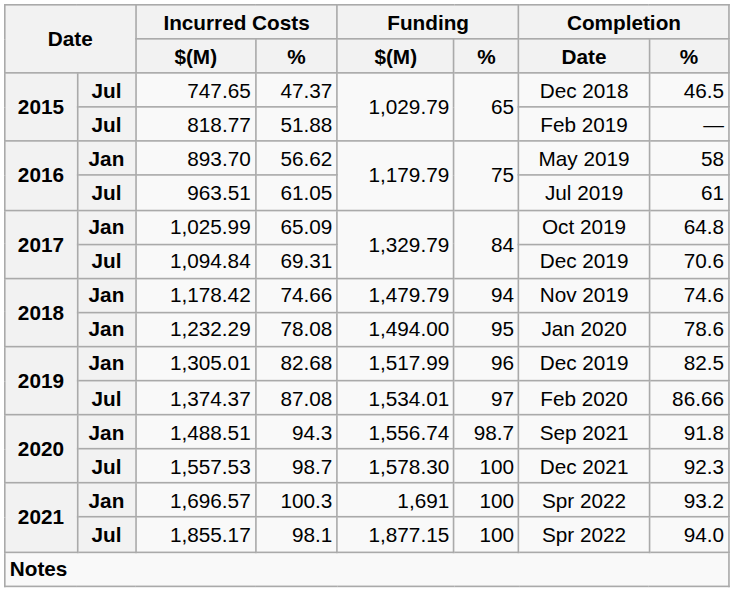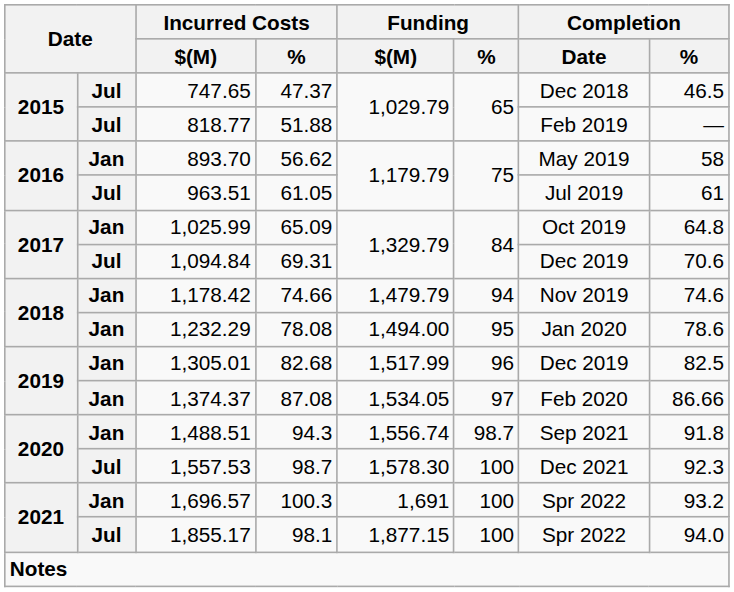(106, 398) Jul -> (106, 398) Jan
(409, 398) 1,534.01 -> (409, 398) 1,534.05
